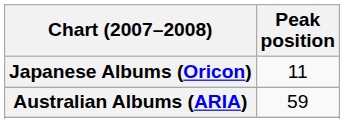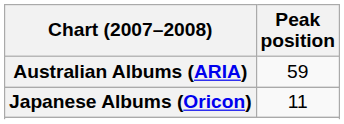rows swapped: (130, 102) <-> (130, 71)
